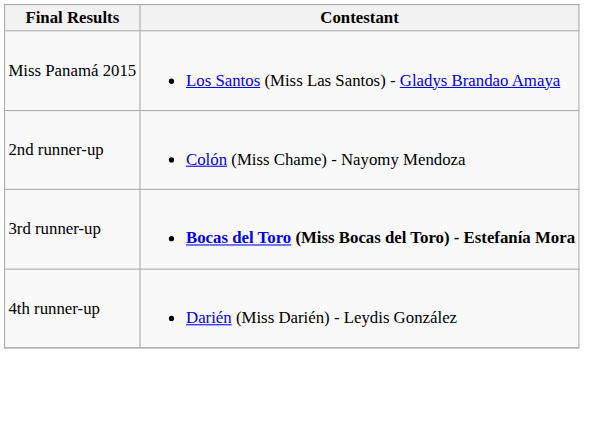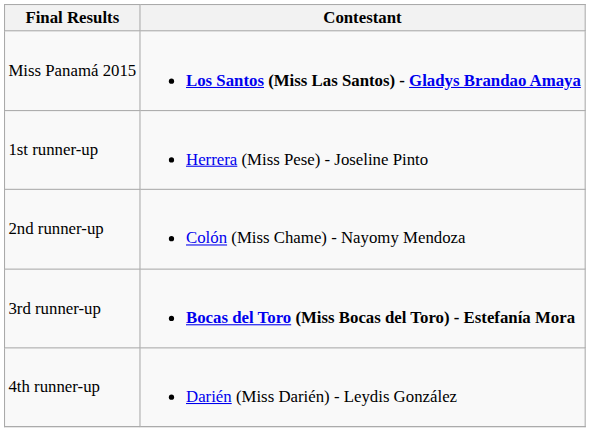(360, 80) normal -> (362, 80) bold
+ row: (53, 149)
